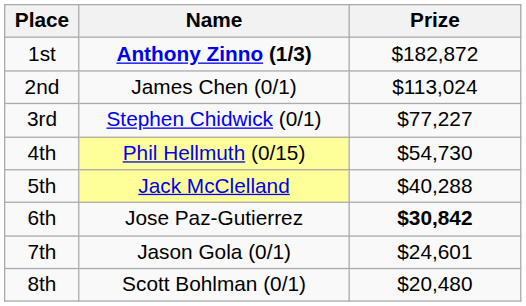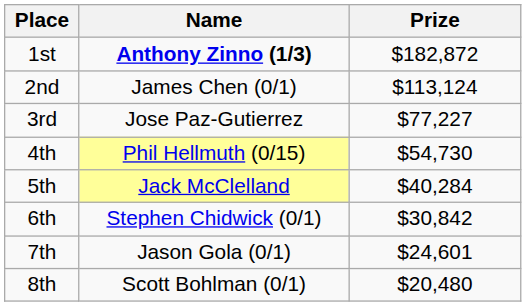(435, 86) $113,024 -> (435, 86) $113,124
(214, 119) Stephen Chidwick (0/1) -> (214, 119) Jose Paz-Gutierrez
(435, 185) $40,288 -> (435, 185) $40,284
(214, 218) Jose Paz-Gutierrez -> (214, 218) Stephen Chidwick (0/1)
(435, 218) bold -> (435, 218) normal
